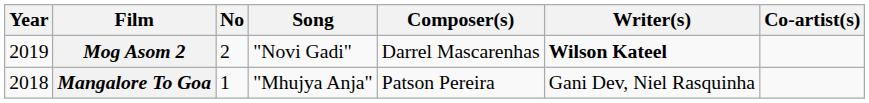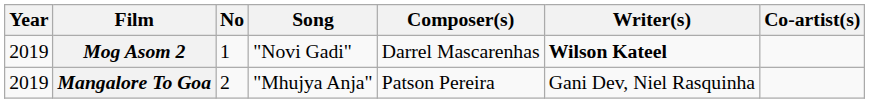(225, 51) 2 -> (225, 51) 1
(29, 82) 2018 -> (29, 82) 2019
(225, 82) 1 -> (225, 82) 2
